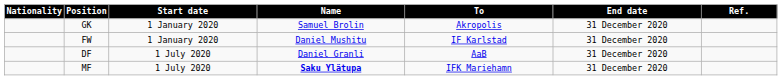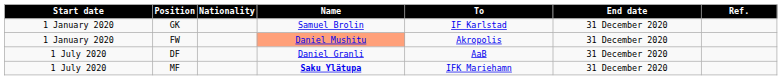columns swapped: (183, 11) <-> (34, 11)
(479, 25) Akropolis -> (479, 25) IF Karlstad
(331, 39) no background -> (331, 39) lightsalmon background
(479, 39) IF Karlstad -> (479, 39) Akropolis
